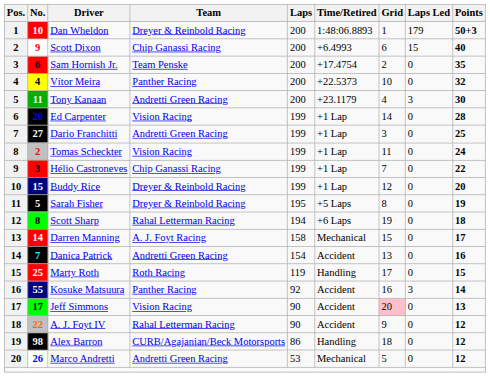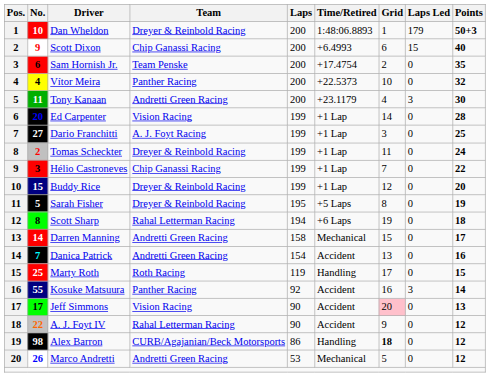(180, 134) Andretti Green Racing -> (169, 134) A. J. Foyt Racing
(162, 151) Vision Racing -> (189, 151) Dreyer & Reinbold Racing
(169, 238) A. J. Foyt Racing -> (180, 238) Andretti Green Racing
(387, 341) normal -> (387, 341) bold
